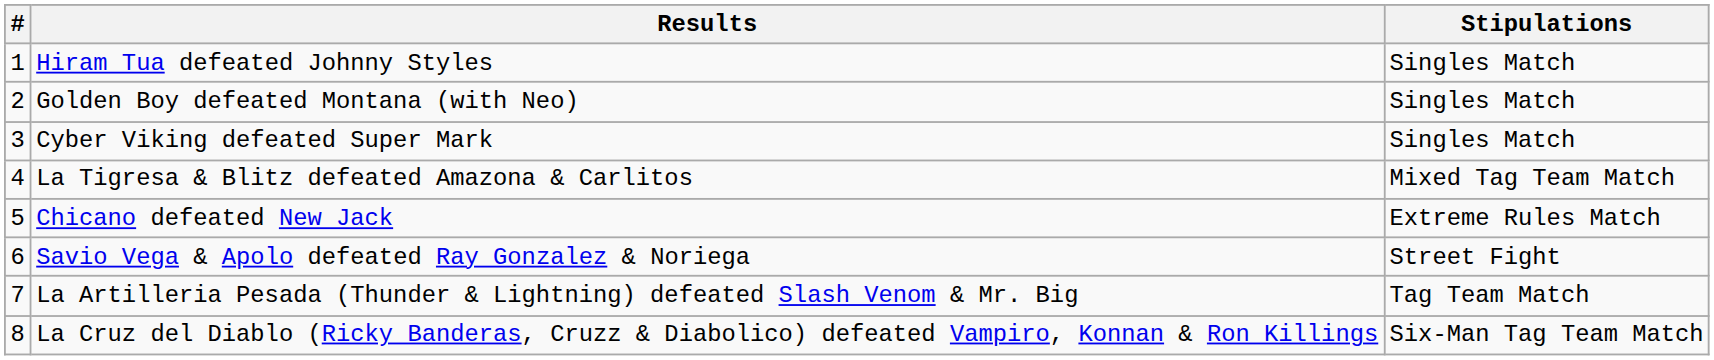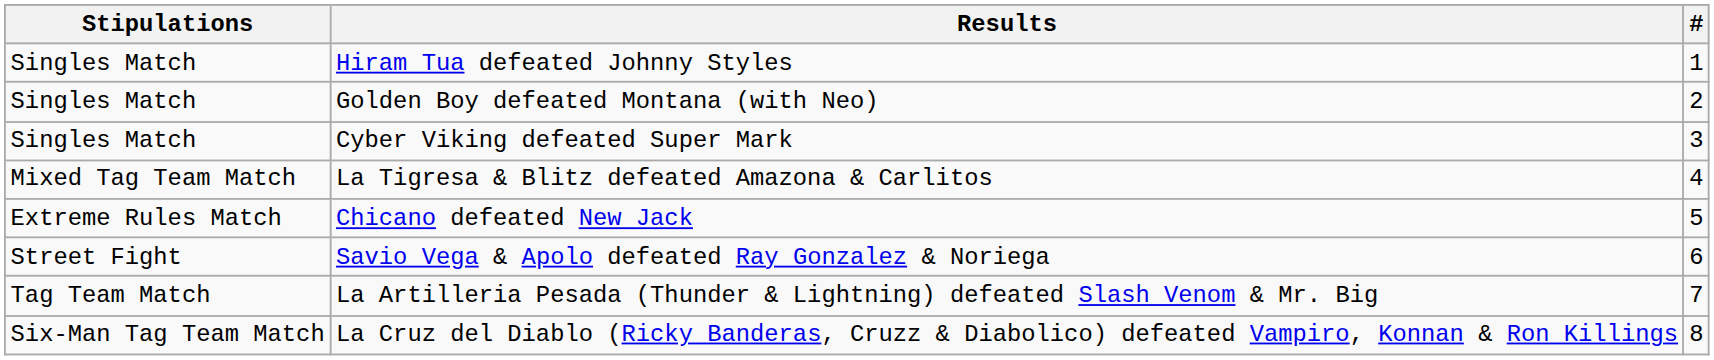columns swapped: (18, 24) <-> (1547, 24)
